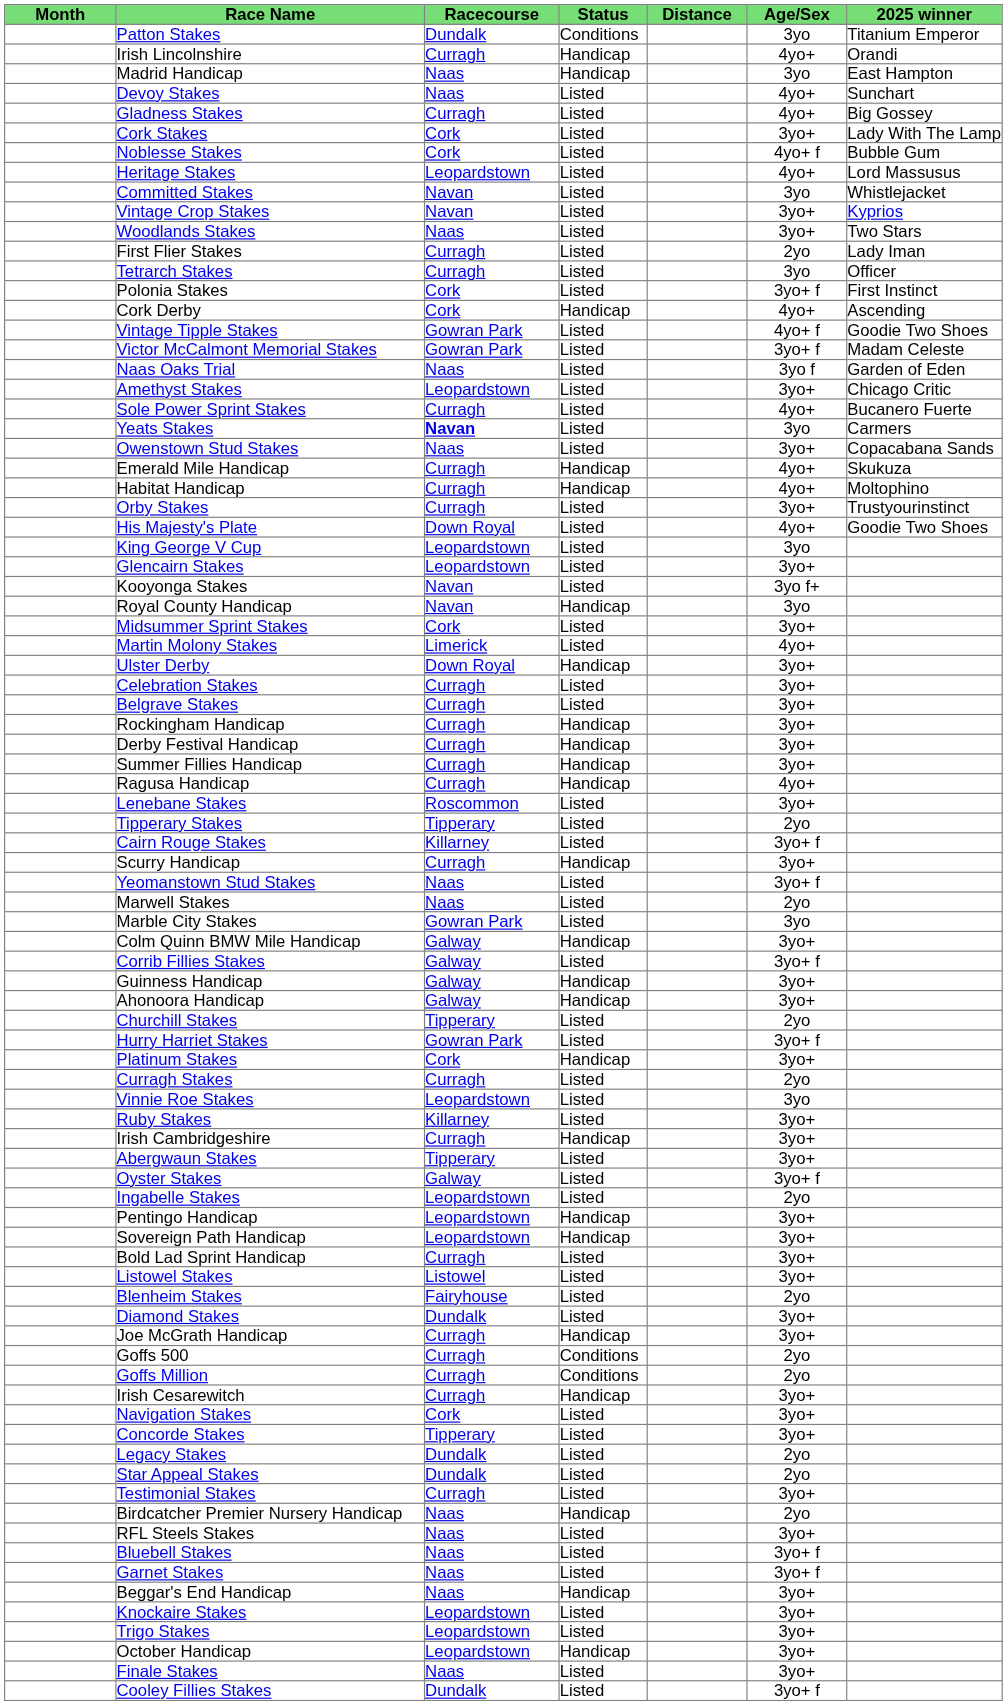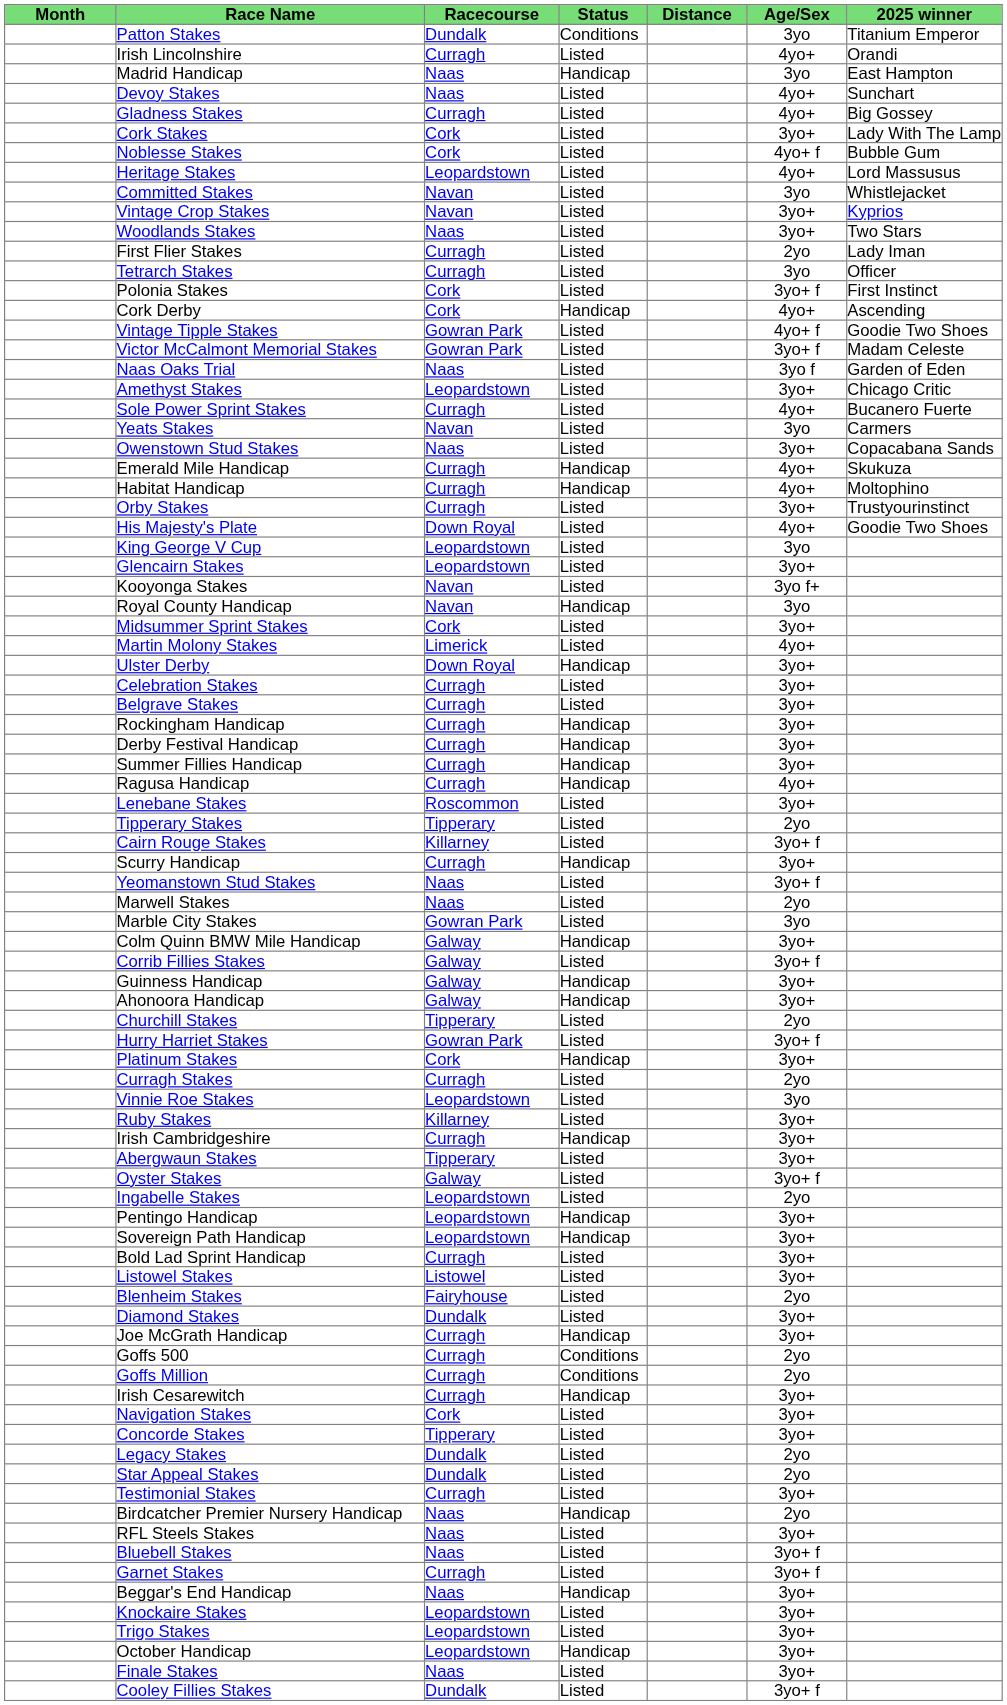(595, 54) Handicap -> (582, 54) Listed
(450, 429) bold -> (449, 429) normal
(445, 1572) Naas -> (455, 1572) Curragh
